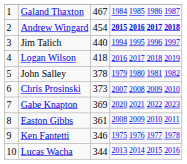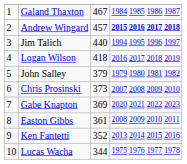(100, 27) 454 -> (100, 27) 457
(100, 74) 378 -> (100, 74) 379
(100, 136) 346 -> (100, 136) 352
(146, 136) 1975 1976 1977 1978 -> (146, 136) 2013 2014 2015 2016
(146, 151) 2013 2014 2015 2016 -> (146, 151) 1975 1976 1977 1978
